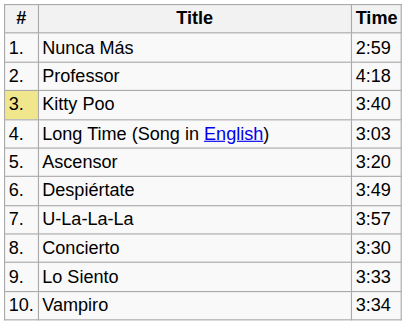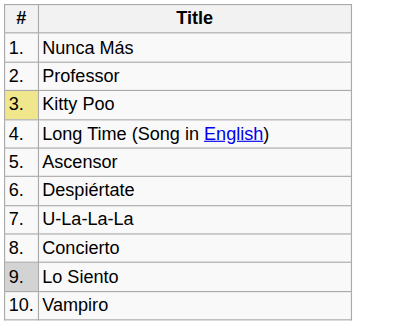- column: (377, 18)
(16, 276) no background -> (16, 276) lightgrey background
